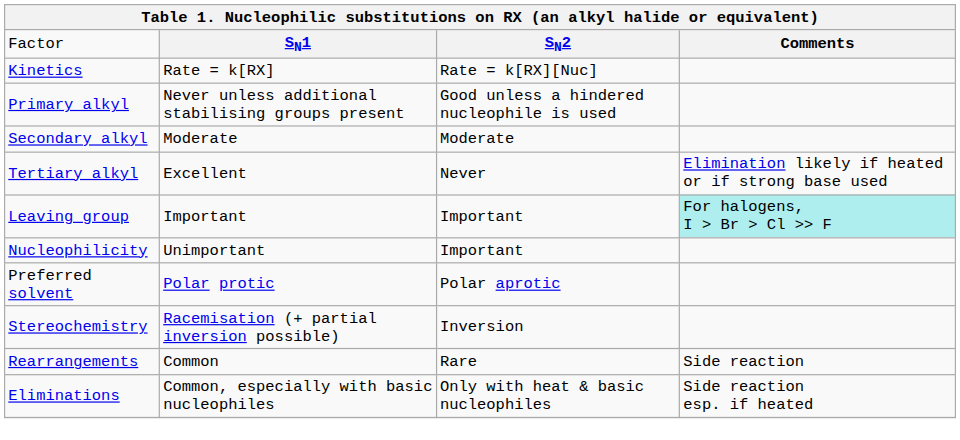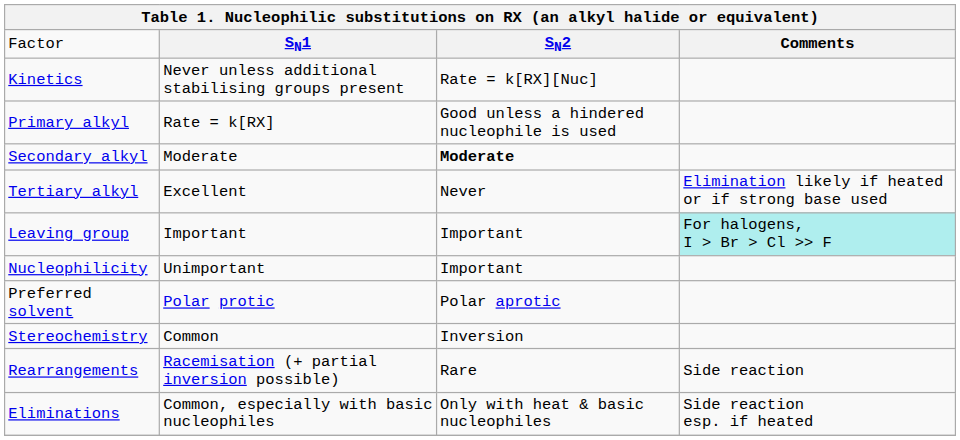(219, 71) Rate = k[RX] -> (284, 80) Never unless additional stabilising groups present
(284, 105) Never unless additional stabilising groups present -> (219, 123) Rate = k[RX]
(477, 139) normal -> (477, 157) bold
(270, 328) Racemisation (+ partial inversion possible) -> (191, 336) Common
(191, 362) Common -> (270, 371) Racemisation (+ partial inversion possible)
